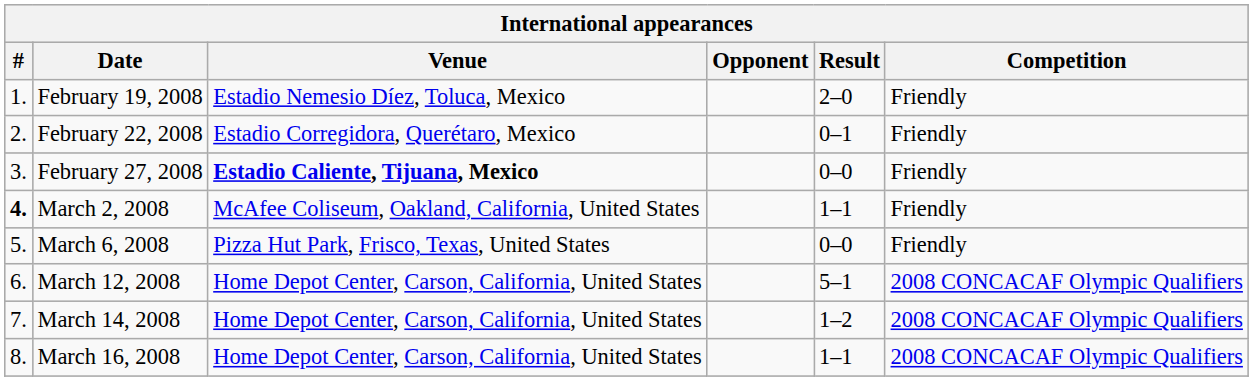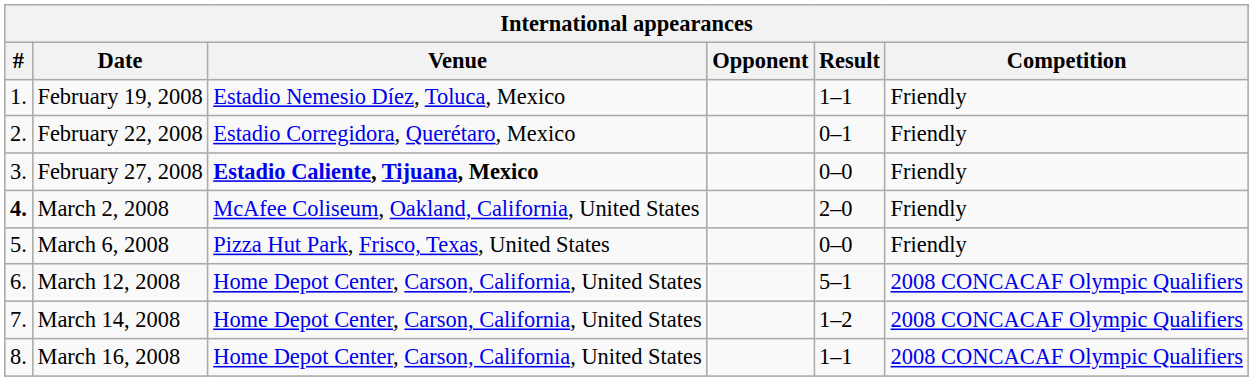(836, 97) 2–0 -> (836, 97) 1–1
(836, 208) 1–1 -> (836, 208) 2–0
